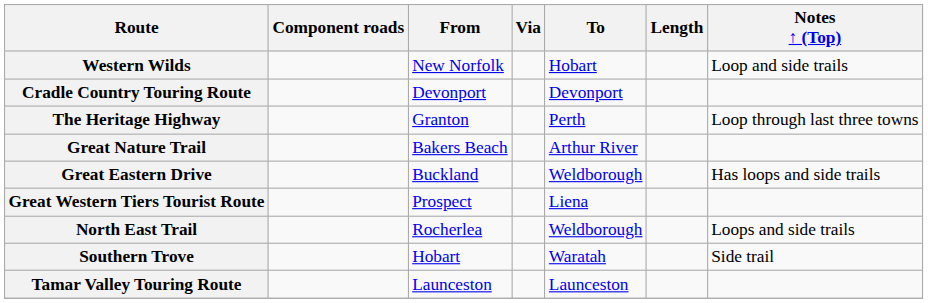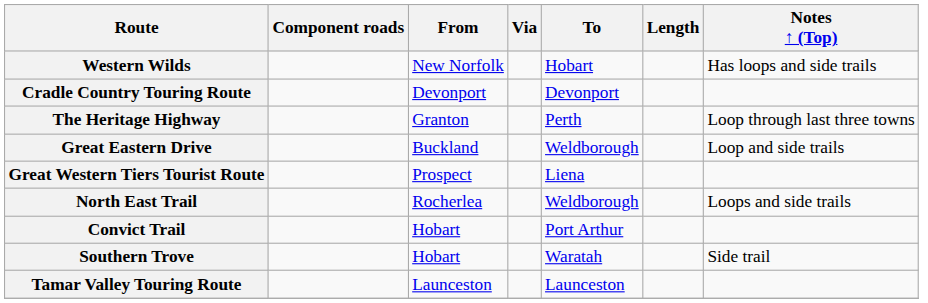(780, 65) Loop and side trails -> (792, 65) Has loops and side trails
- row: (137, 147)
(796, 174) Has loops and side trails -> (776, 147) Loop and side trails
+ row: (137, 229)
